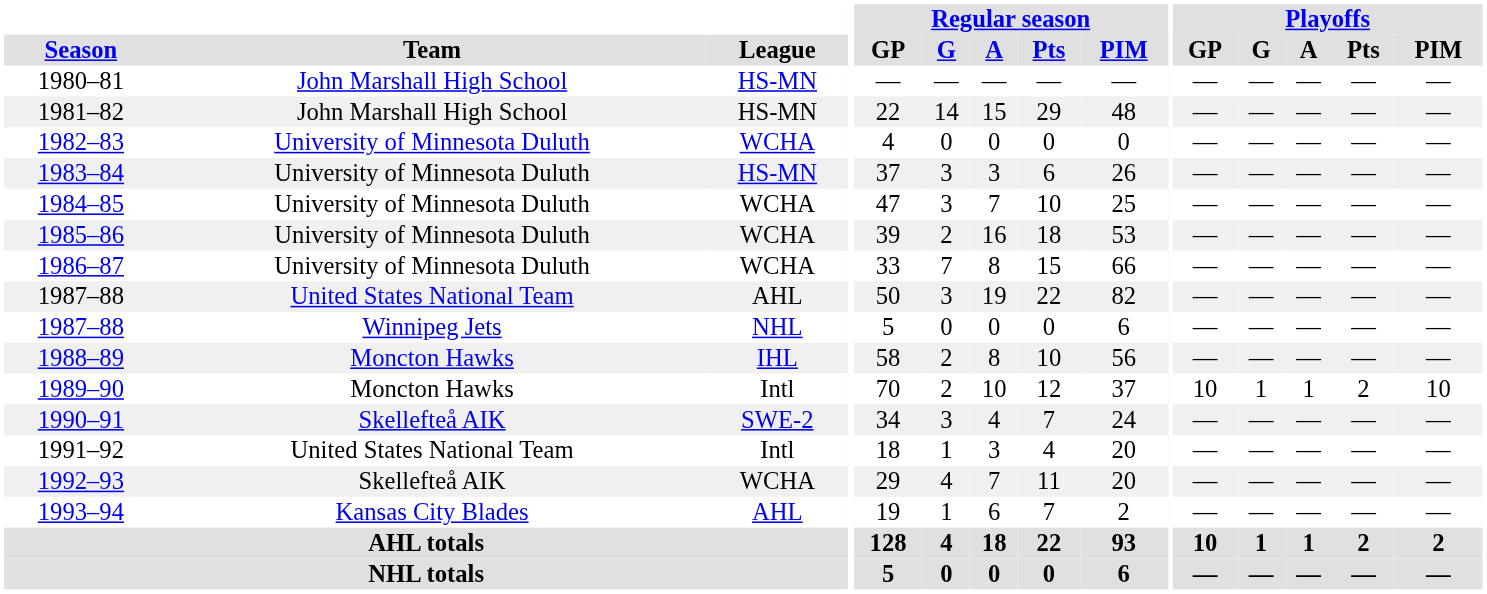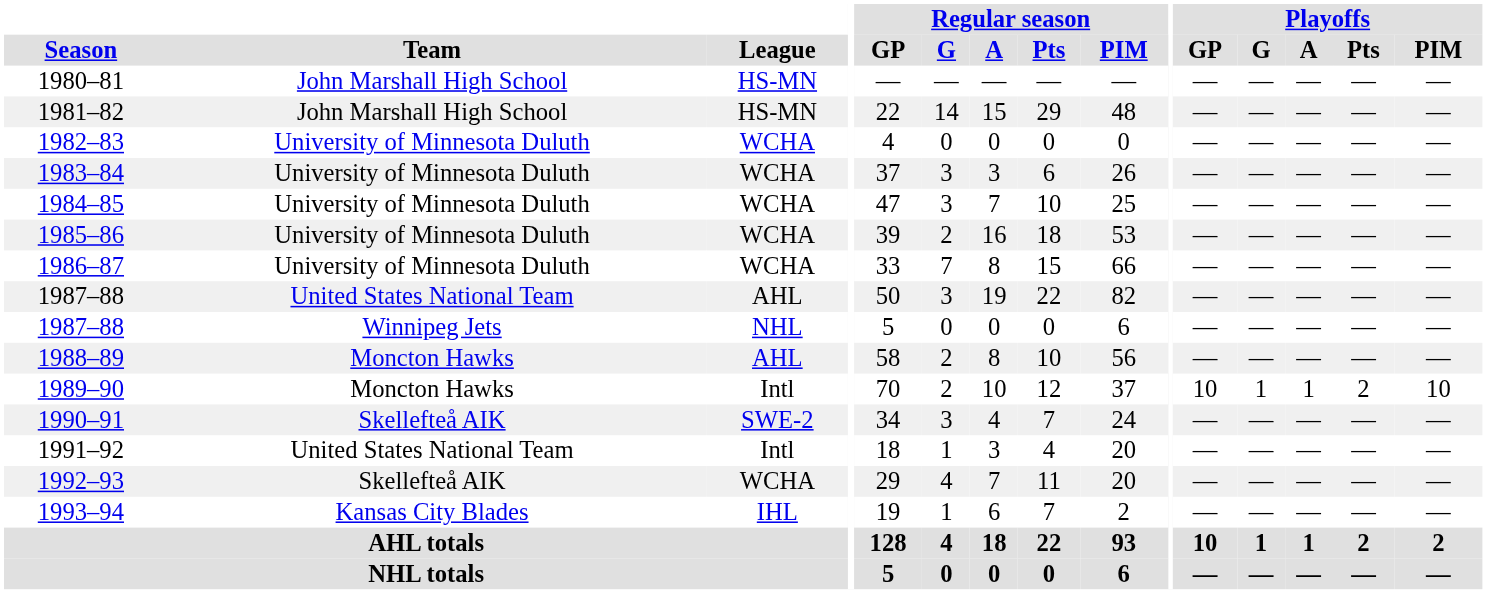(777, 173) HS-MN -> (777, 173) WCHA
(777, 357) IHL -> (777, 357) AHL
(777, 511) AHL -> (777, 511) IHL
